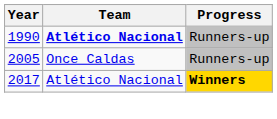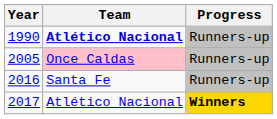(90, 59) no background -> (90, 59) pink background
+ row: (24, 81)
